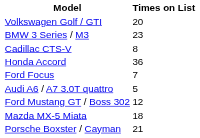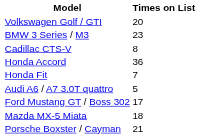+ row: (26, 75)
- row: (30, 75)
(138, 102) 12 -> (138, 102) 17
